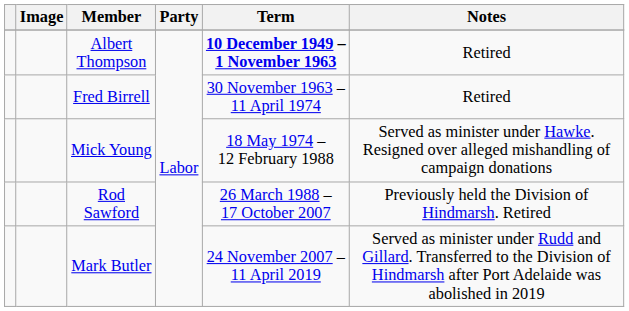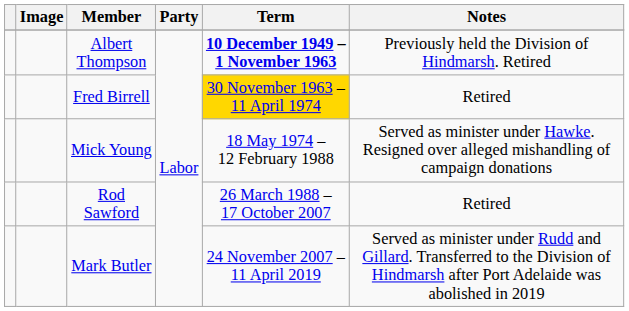(487, 52) Retired -> (487, 52) Previously held the Division of Hindmarsh. Retired
(276, 96) no background -> (276, 96) gold background
(487, 203) Previously held the Division of Hindmarsh. Retired -> (487, 203) Retired
